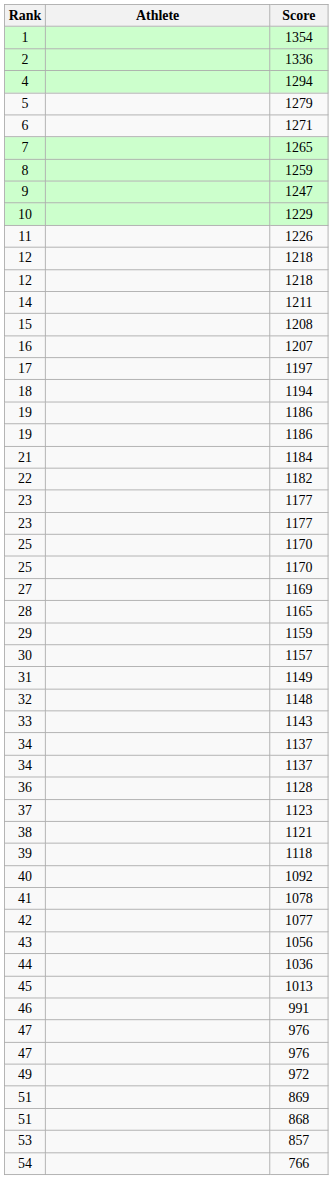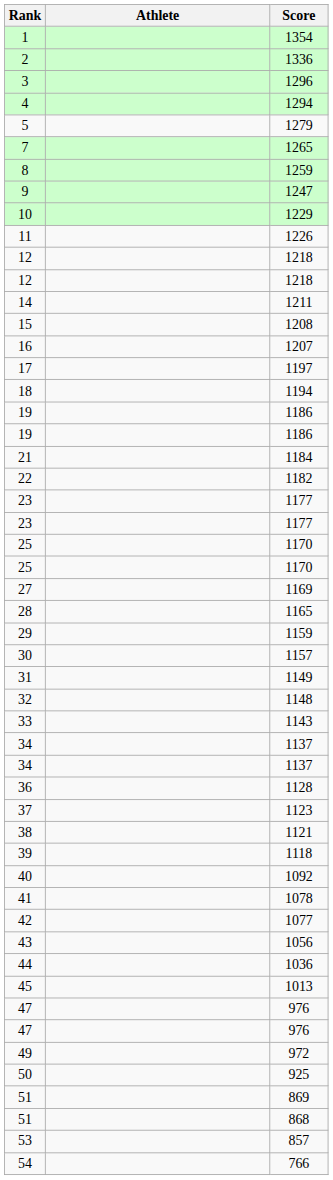+ row: (25, 81)
- row: (25, 125)
- row: (25, 1008)
+ row: (25, 1075)
